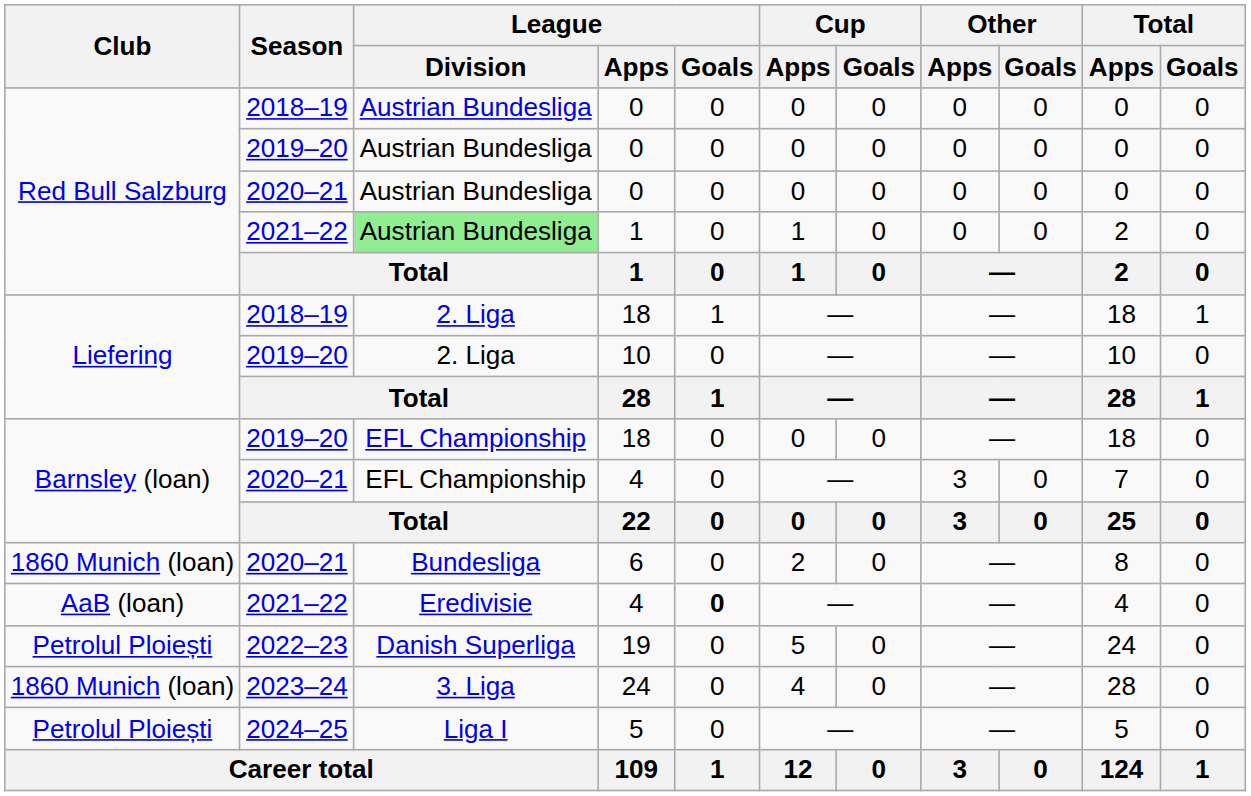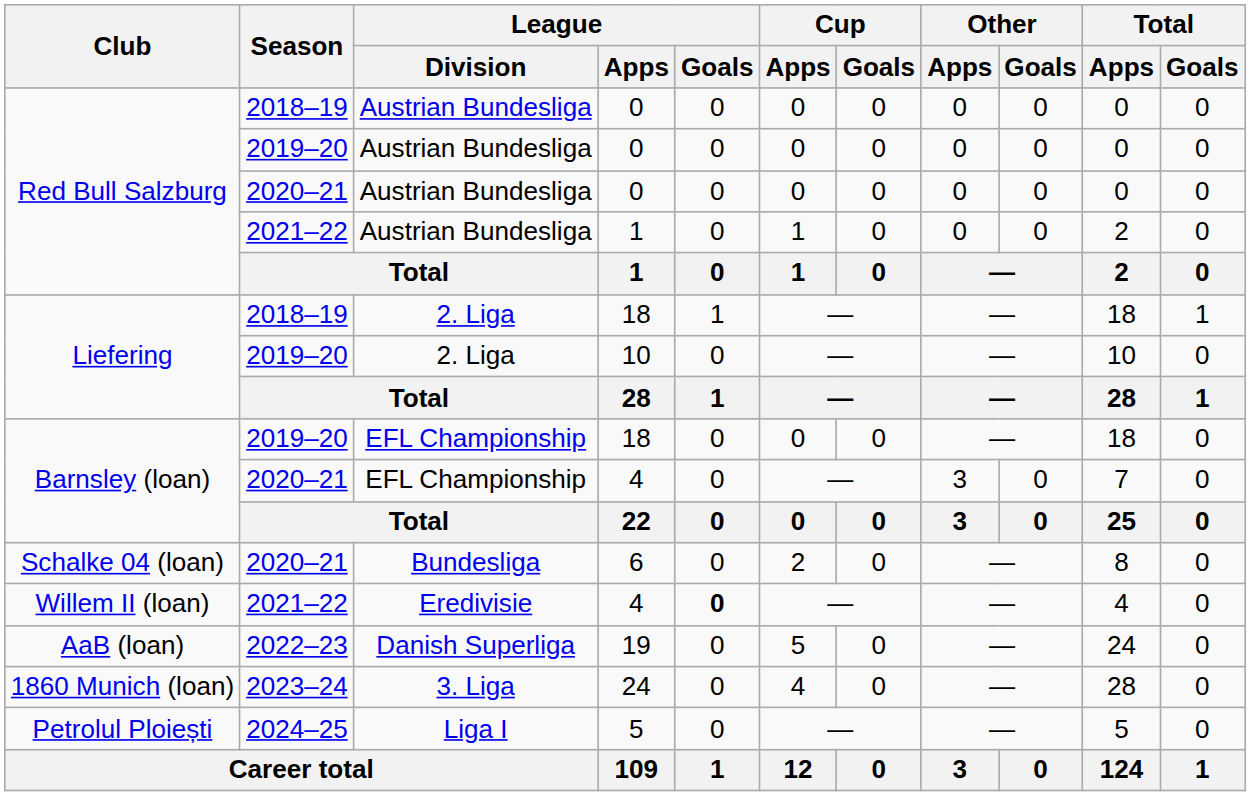(476, 231) lightgreen background -> (476, 231) no background
(122, 562) 1860 Munich (loan) -> (122, 562) Schalke 04 (loan)
(122, 604) AaB (loan) -> (122, 604) Willem II (loan)
(122, 645) Petrolul Ploiești -> (122, 645) AaB (loan)
